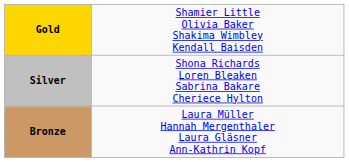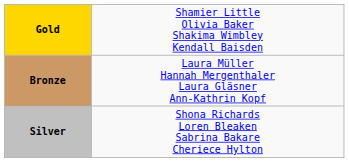rows swapped: (48, 81) <-> (48, 132)
